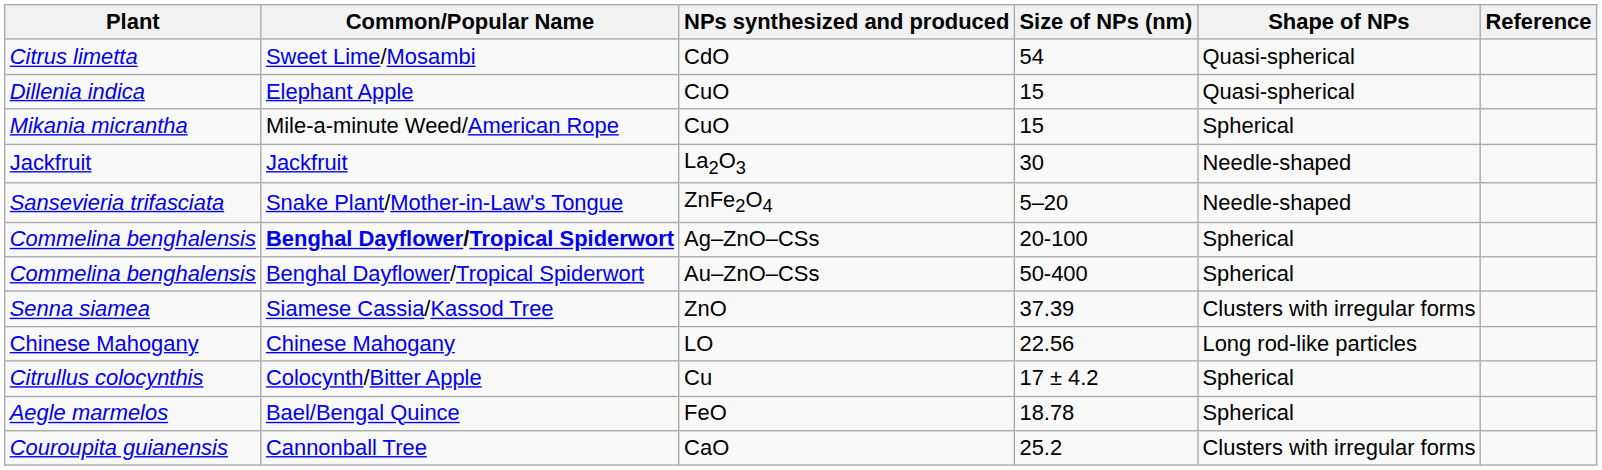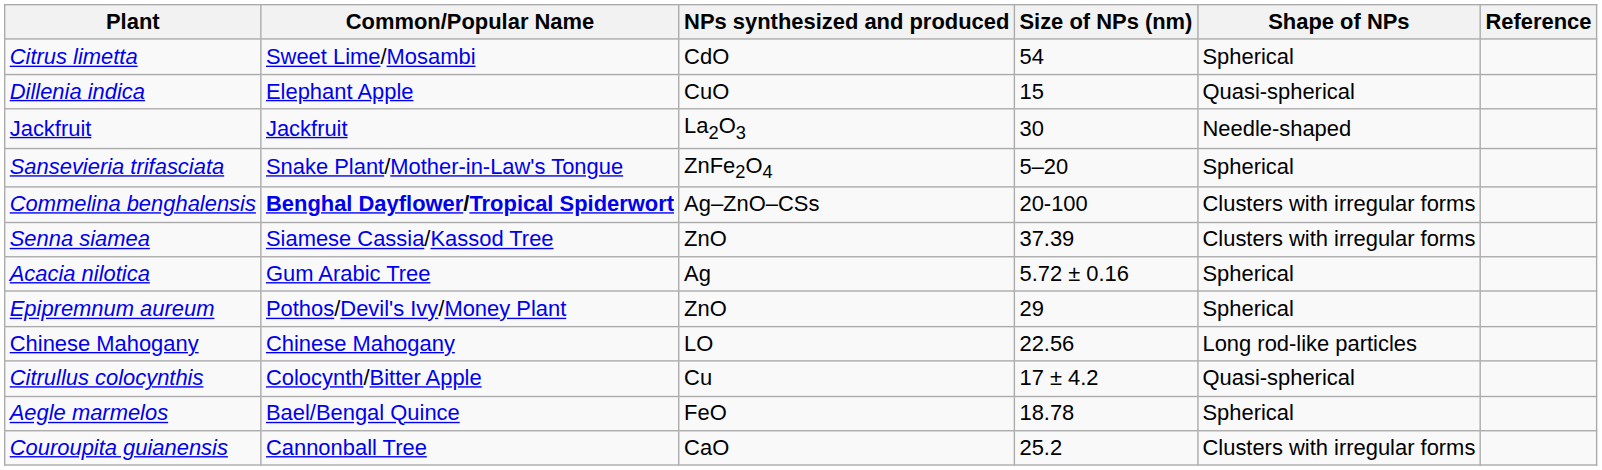(1279, 56) Quasi-spherical -> (1248, 56) Spherical
- row: (99, 126)
(1277, 202) Needle-shaped -> (1248, 167) Spherical
(1248, 239) Spherical -> (1339, 204) Clusters with irregular forms
- row: (133, 273)
+ row: (80, 273)
+ row: (112, 308)
(1248, 378) Spherical -> (1279, 378) Quasi-spherical
